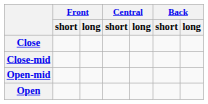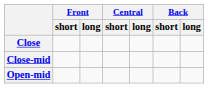- row: (28, 91)
